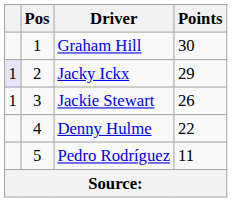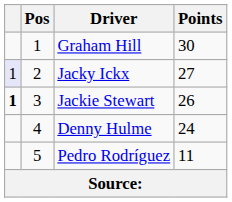(186, 73) 29 -> (186, 73) 27
(13, 101) normal -> (13, 101) bold
(186, 128) 22 -> (186, 128) 24
